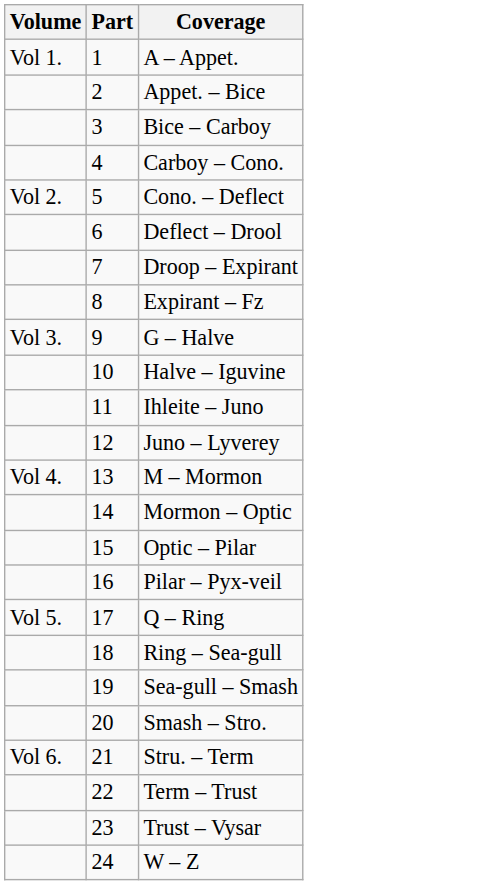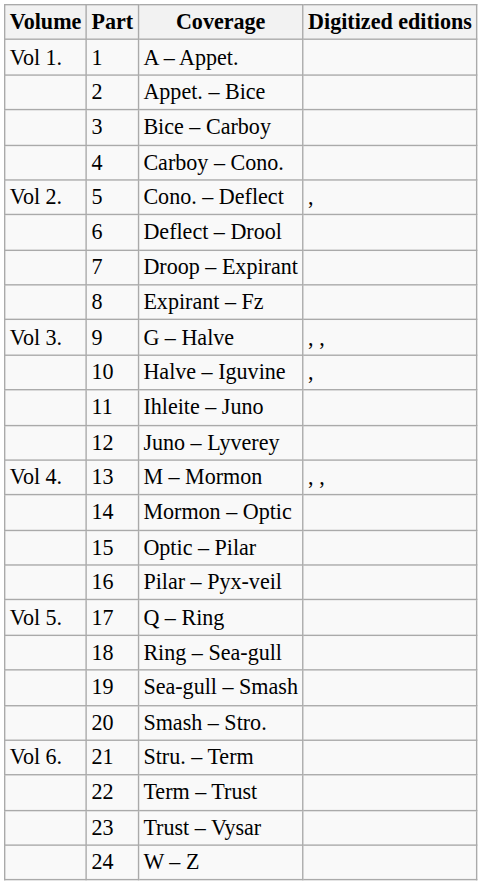+ column: (390, 22)
